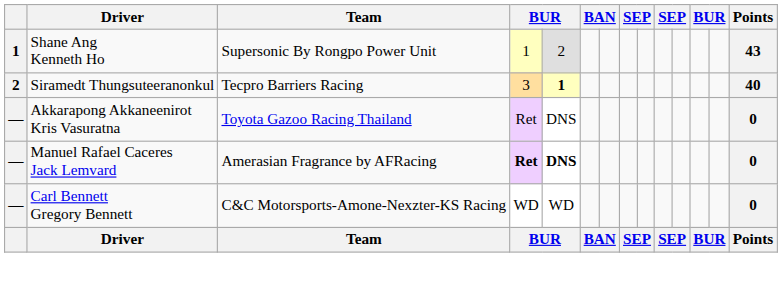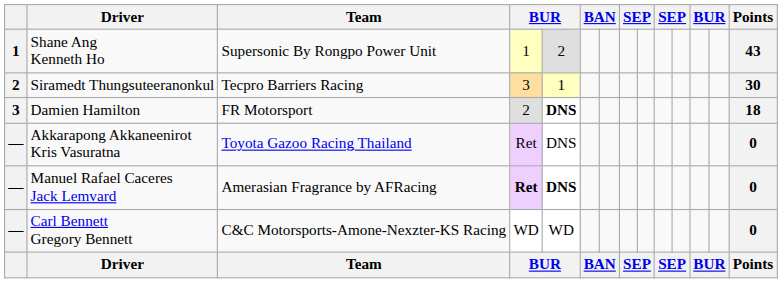(561, 84) bold -> (561, 84) normal
(753, 84) 40 -> (753, 84) 30
+ row: (85, 109)
